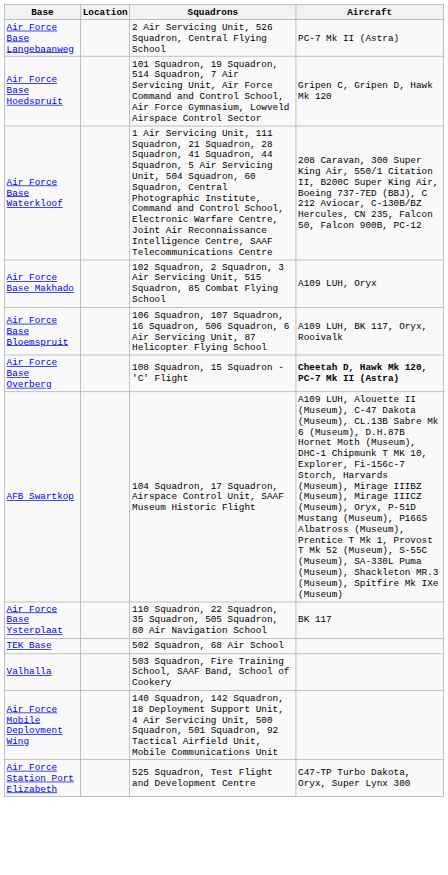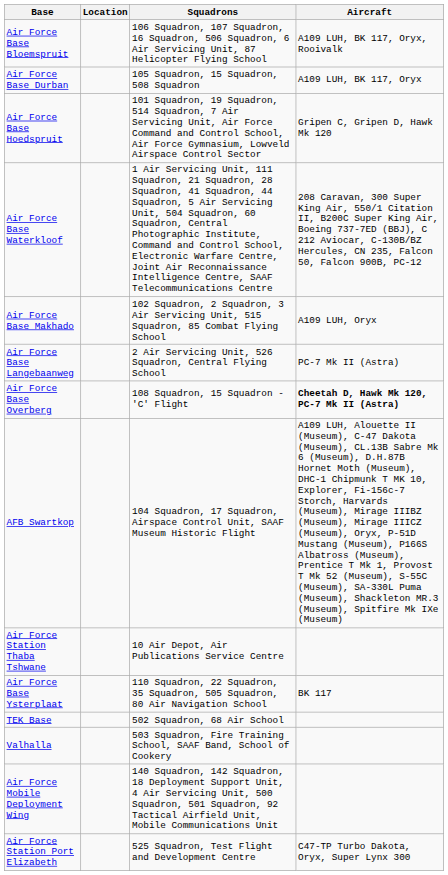rows swapped: (37, 331) <-> (40, 38)
+ row: (37, 80)
+ row: (32, 651)
